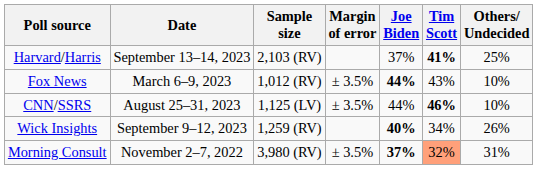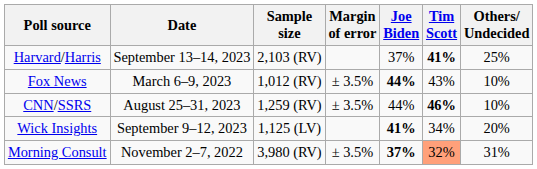(289, 105) 1,125 (LV) -> (289, 105) 1,259 (RV)
(289, 128) 1,259 (RV) -> (289, 128) 1,125 (LV)
(401, 128) 40% -> (401, 128) 41%
(497, 128) 26% -> (497, 128) 20%
